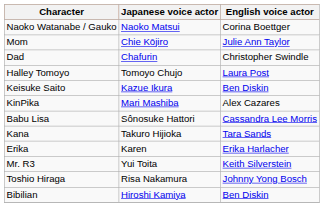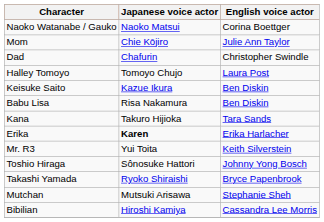- row: (23, 103)
(158, 118) Sônosuke Hattori -> (154, 103) Risa Nakamura
(270, 118) Cassandra Lee Morris -> (246, 103) Ben Diskin
(134, 149) normal -> (135, 133) bold
(154, 179) Risa Nakamura -> (158, 164) Sônosuke Hattori
+ row: (42, 179)
+ row: (25, 194)
(246, 194) Ben Diskin -> (270, 210) Cassandra Lee Morris
